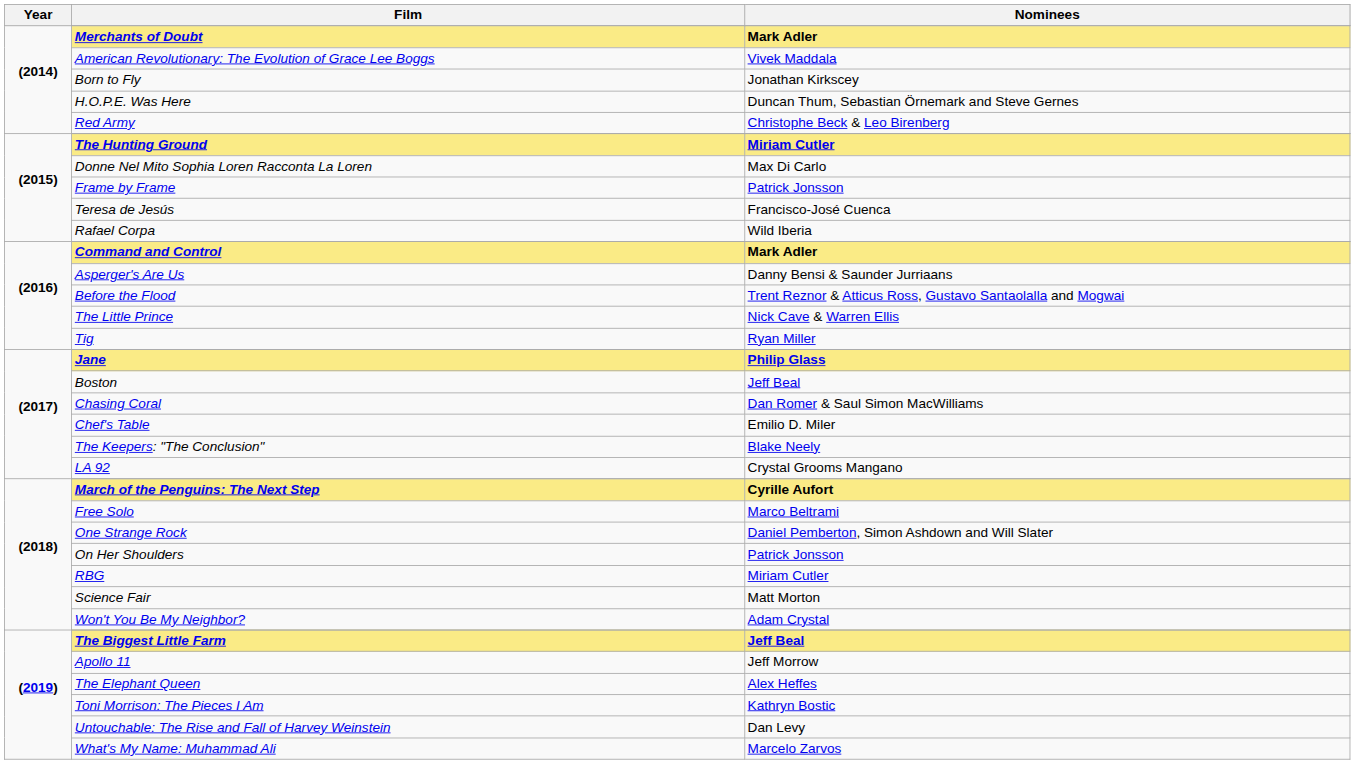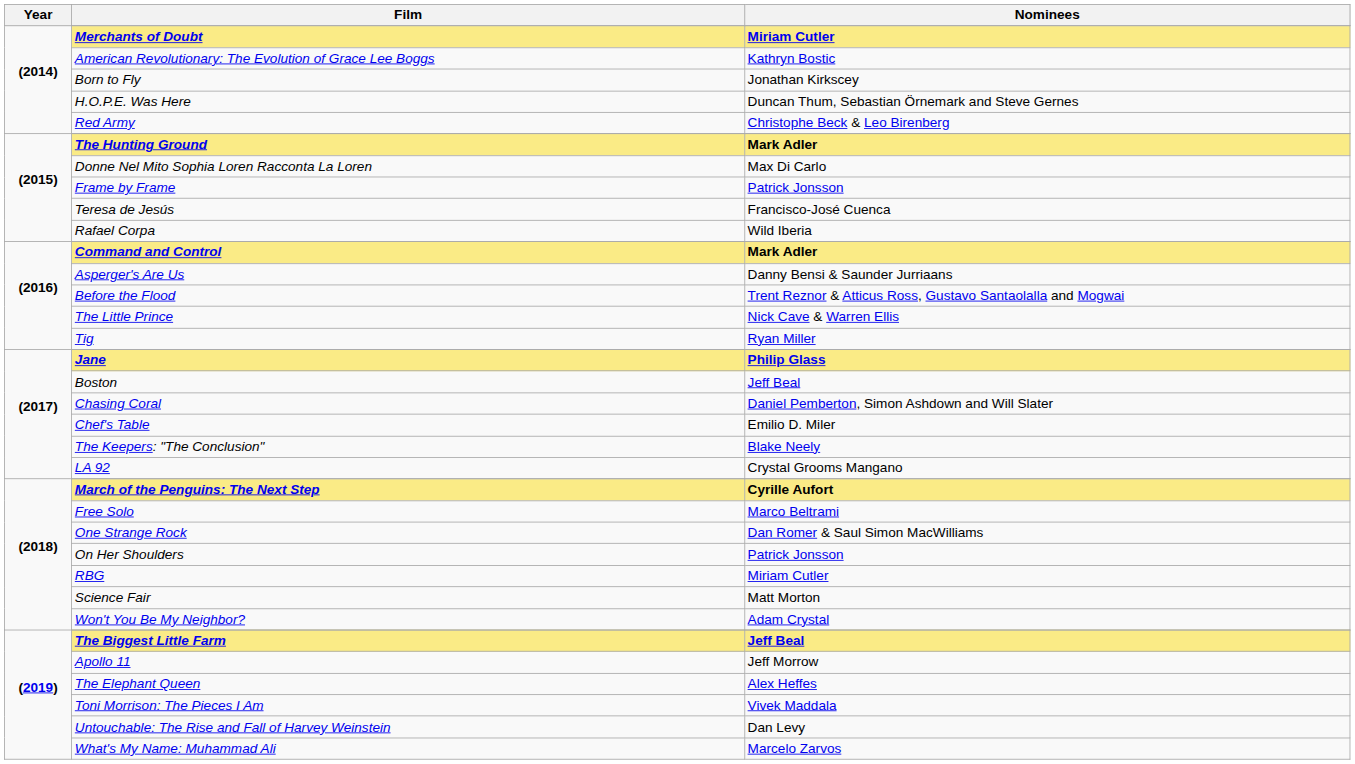(783, 36) Mark Adler -> (791, 36) Miriam Cutler
(792, 58) Vivek Maddala -> (791, 58) Kathryn Bostic
(791, 144) Miriam Cutler -> (783, 144) Mark Adler
(866, 403) Dan Romer & Saul Simon MacWilliams -> (900, 403) Daniel Pemberton, Simon Ashdown and Will Slater
(900, 532) Daniel Pemberton, Simon Ashdown and Will Slater -> (866, 532) Dan Romer & Saul Simon MacWilliams
(791, 705) Kathryn Bostic -> (792, 705) Vivek Maddala
